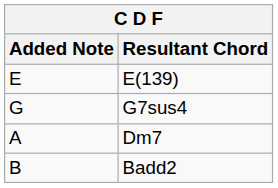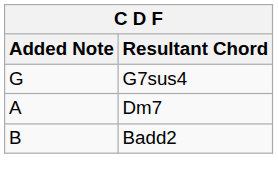- row: (151, 78)
